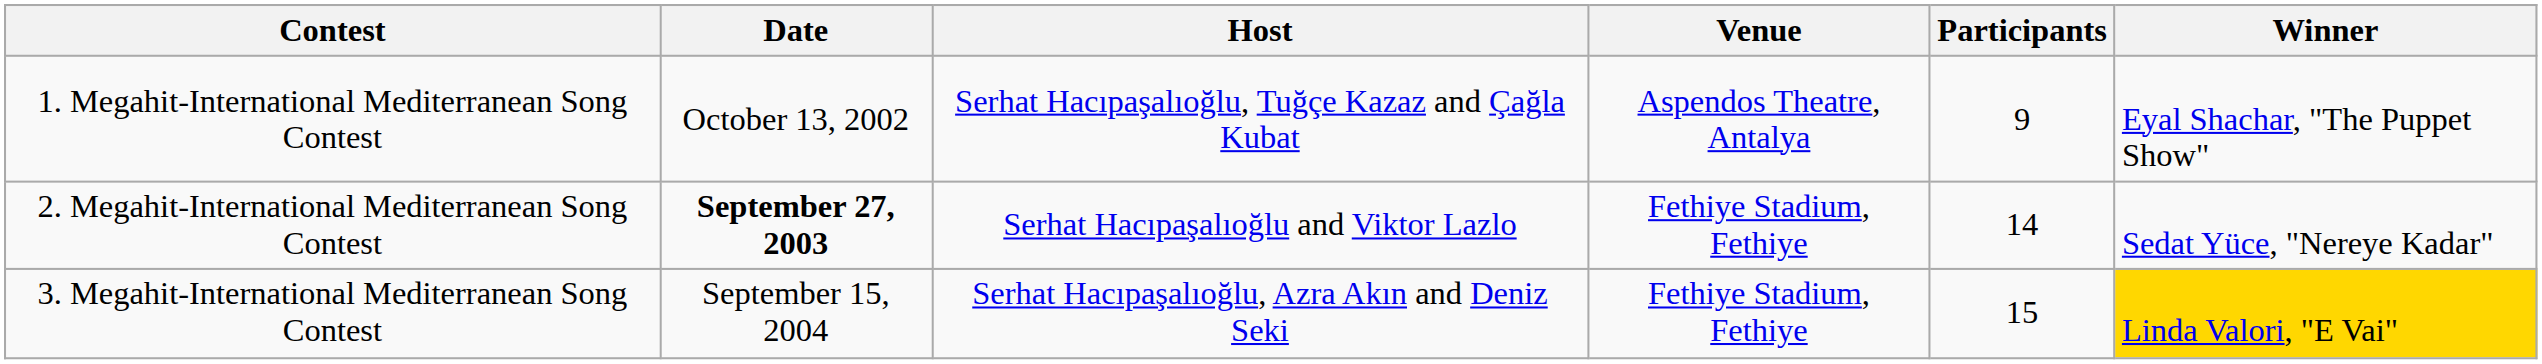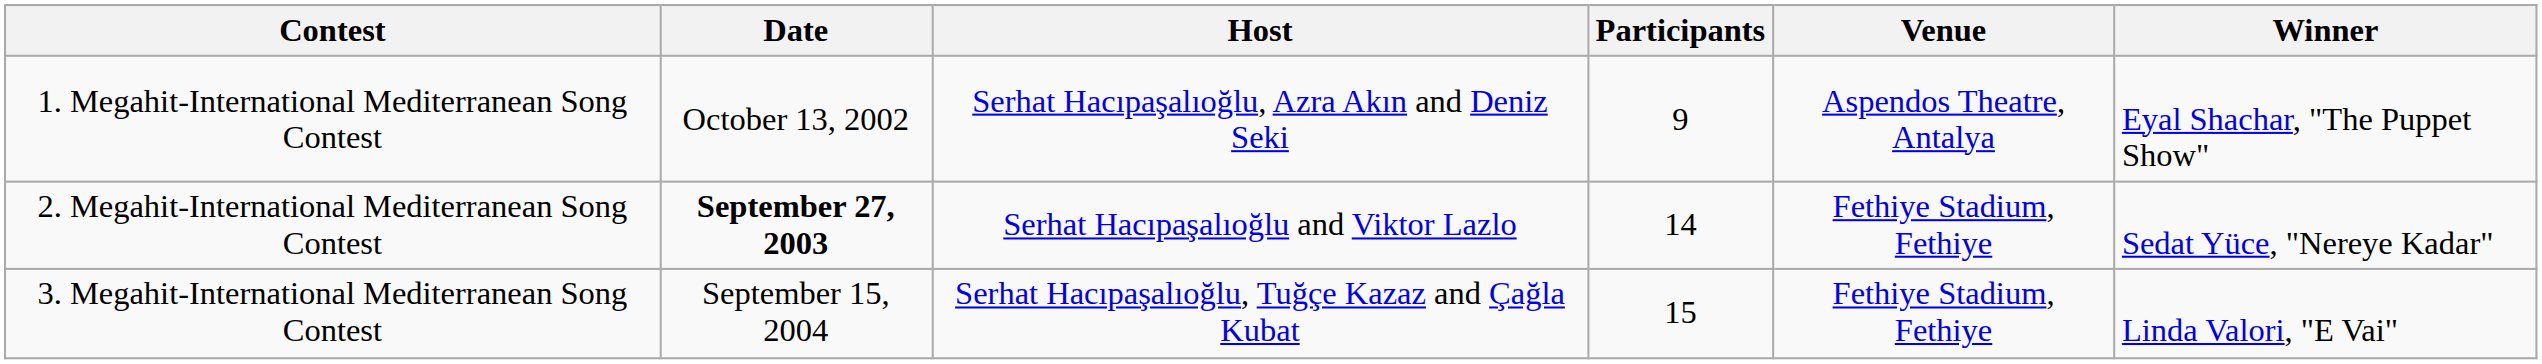columns swapped: (1759, 30) <-> (2022, 30)
(1260, 118) Serhat Hacıpaşalıoğlu, Tuğçe Kazaz and Çağla Kubat -> (1260, 118) Serhat Hacıpaşalıoğlu, Azra Akın and Deniz Seki
(1260, 312) Serhat Hacıpaşalıoğlu, Azra Akın and Deniz Seki -> (1260, 312) Serhat Hacıpaşalıoğlu, Tuğçe Kazaz and Çağla Kubat
(2260, 330) gold background -> (2260, 330) no background
